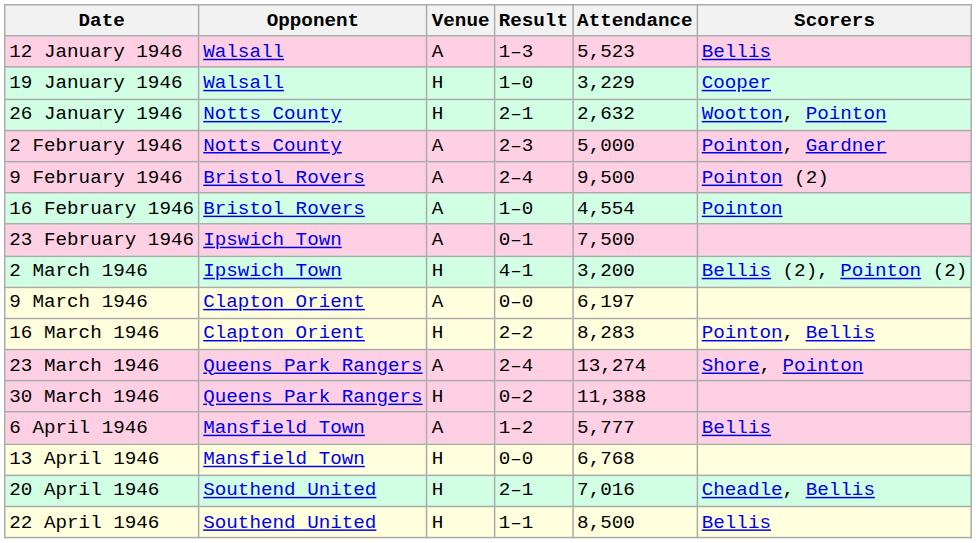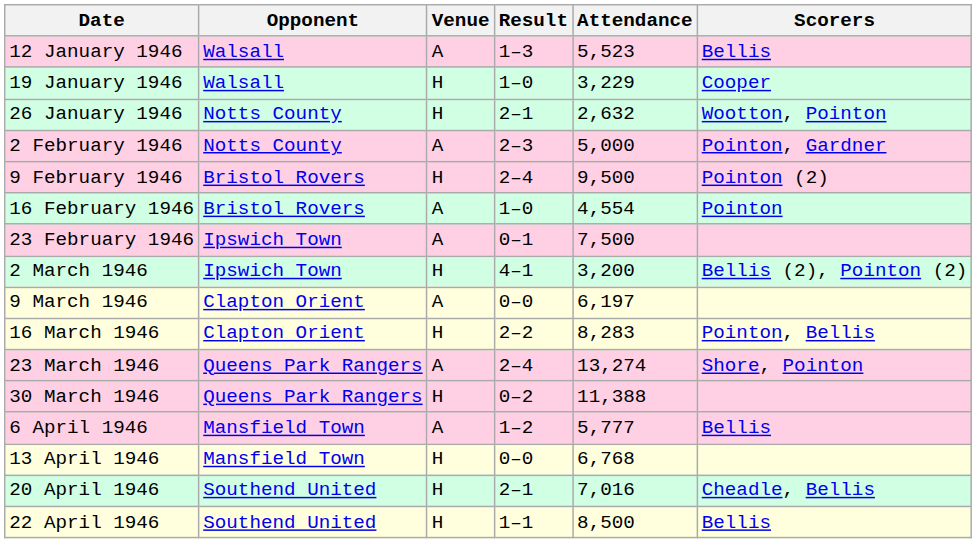(438, 177) A -> (438, 177) H
